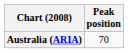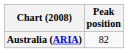(104, 39) 70 -> (104, 39) 82
